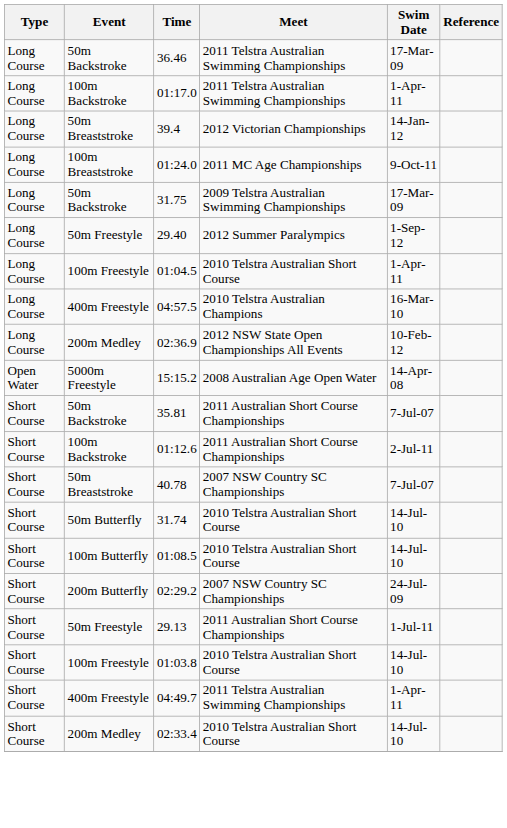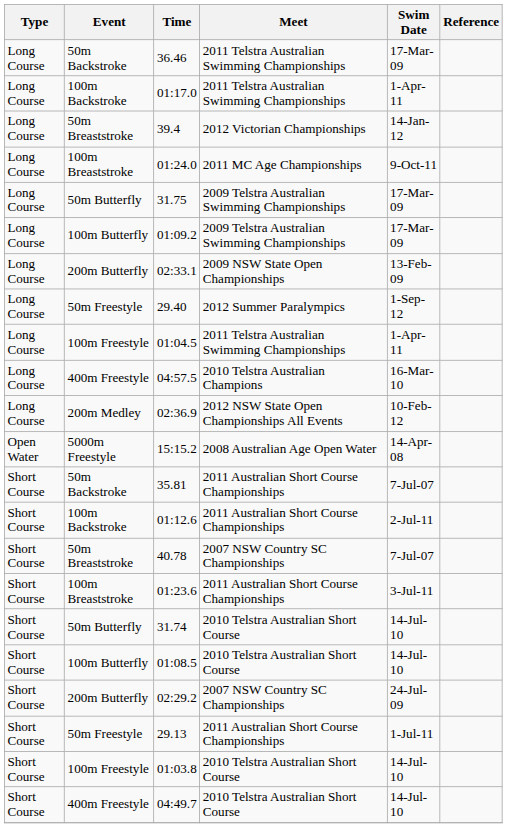(97, 200) 50m Backstroke -> (105, 200) 50m Butterfly
+ row: (177, 235)
+ row: (177, 271)
(280, 271) 2010 Telstra Australian Short Course -> (274, 342) 2011 Telstra Australian Swimming Championships
+ row: (177, 591)
(274, 698) 2011 Telstra Australian Swimming Championships -> (280, 804) 2010 Telstra Australian Short Course
(408, 698) 1-Apr-11 -> (409, 804) 14-Jul-10
- row: (177, 733)
